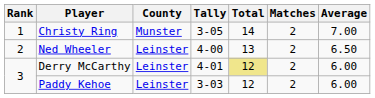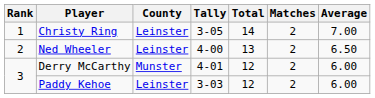(159, 31) Munster -> (162, 31) Leinster
(162, 67) Leinster -> (159, 67) Munster
(248, 67) khaki background -> (248, 67) no background
